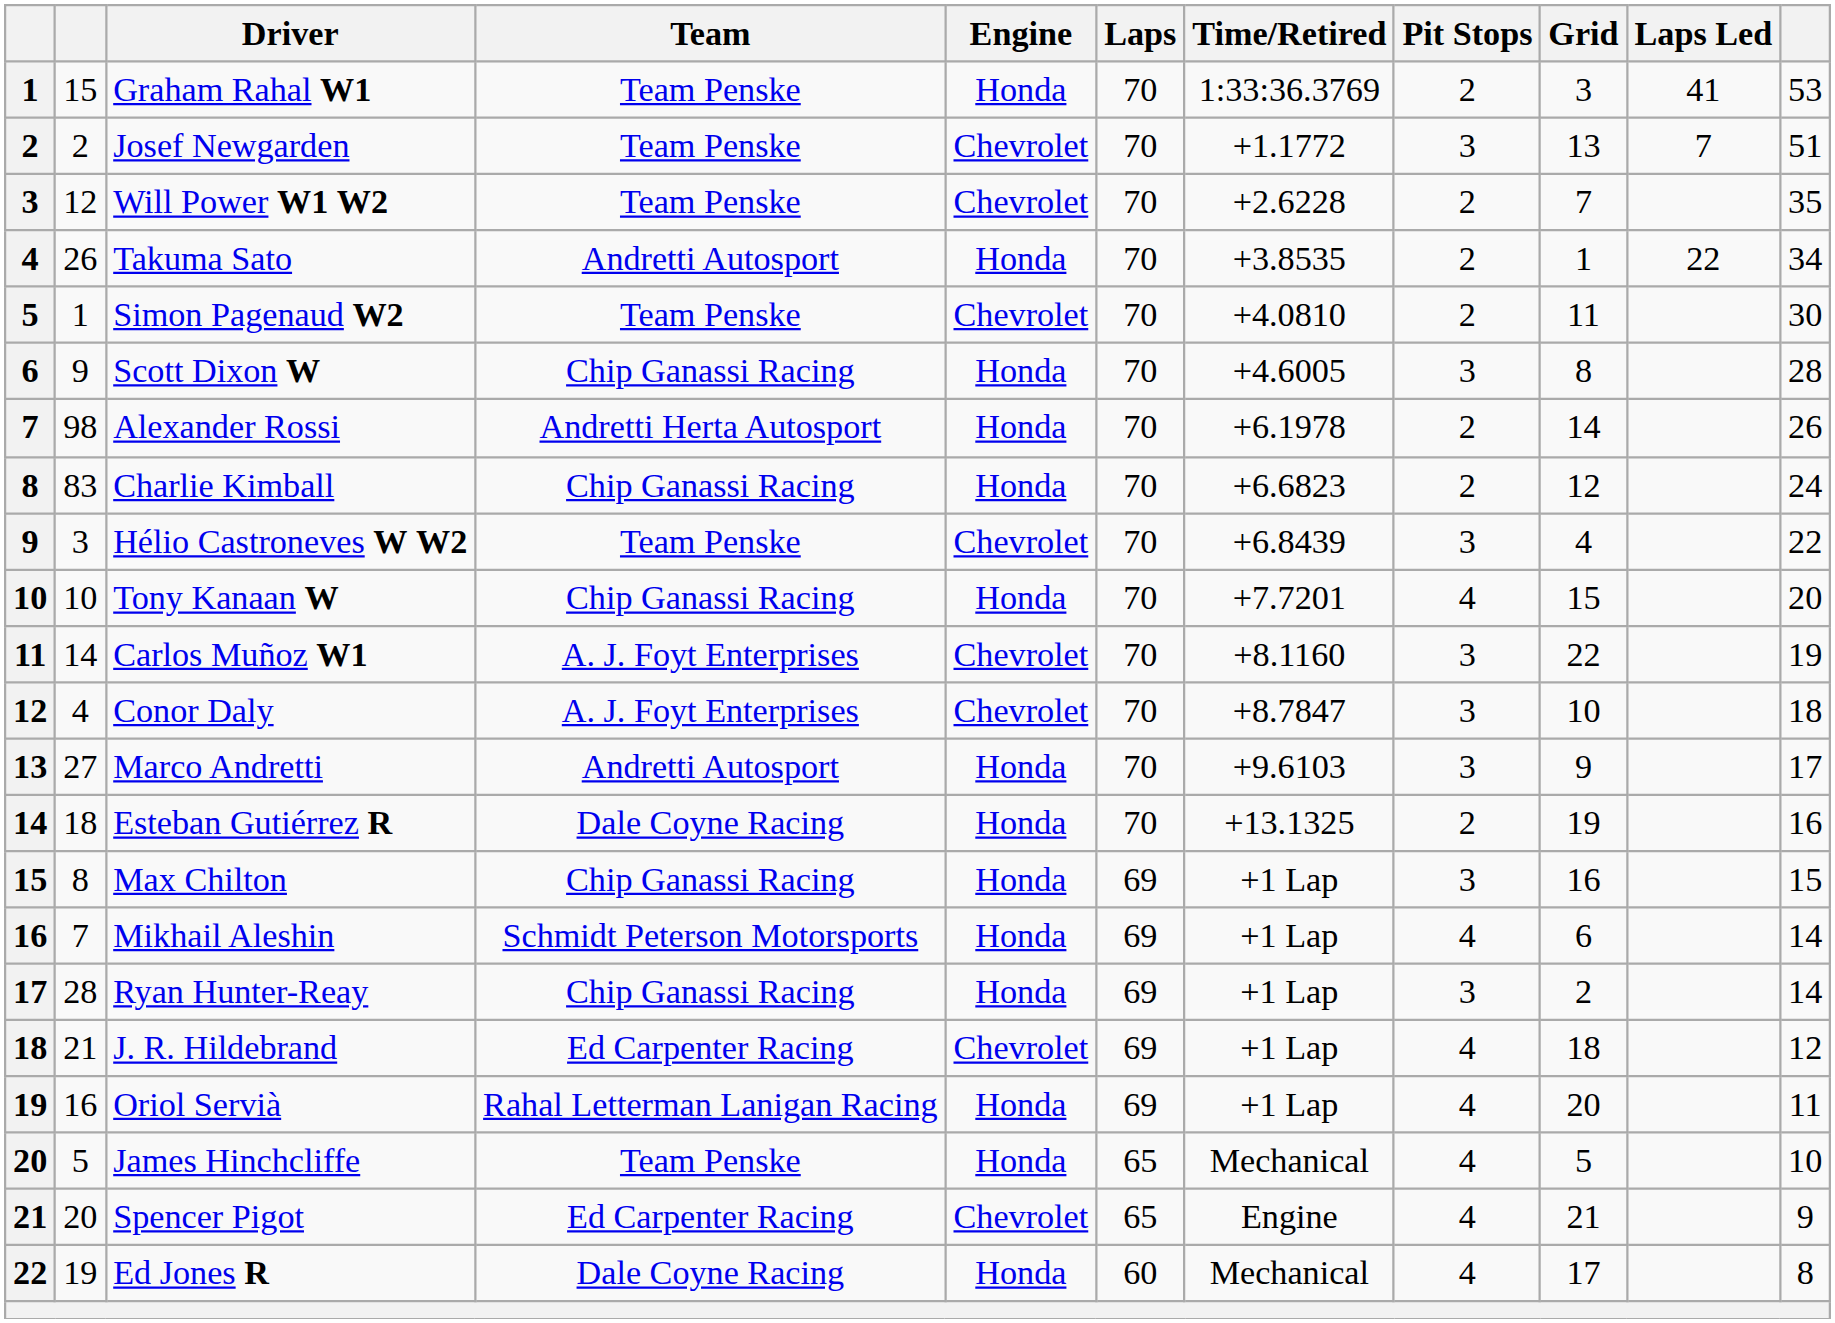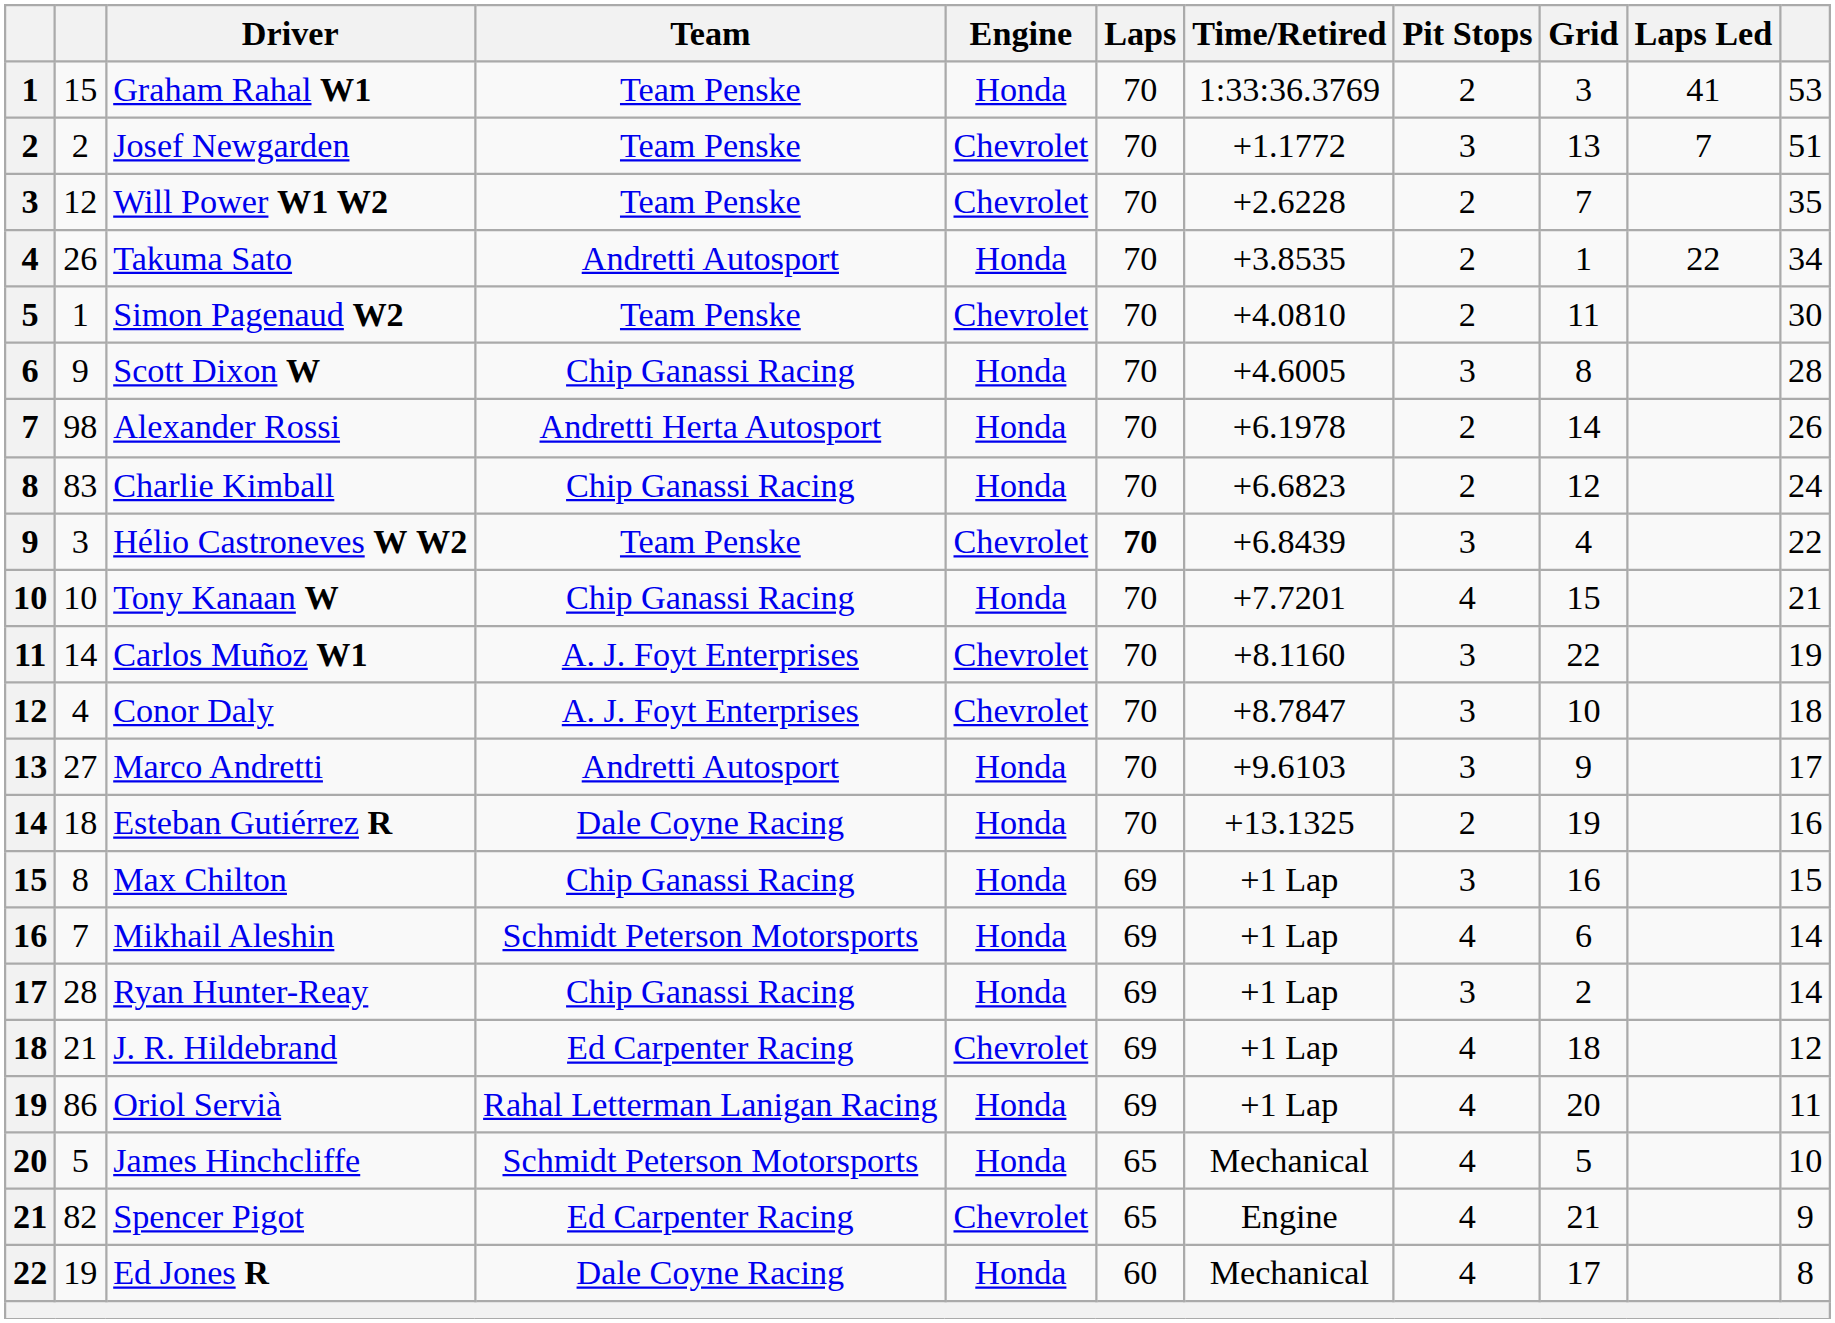(1140, 540) normal -> (1140, 540) bold
(1805, 596) 20 -> (1805, 596) 21
(80, 1104) 16 -> (80, 1104) 86
(710, 1160) Team Penske -> (710, 1160) Schmidt Peterson Motorsports
(80, 1217) 20 -> (80, 1217) 82
